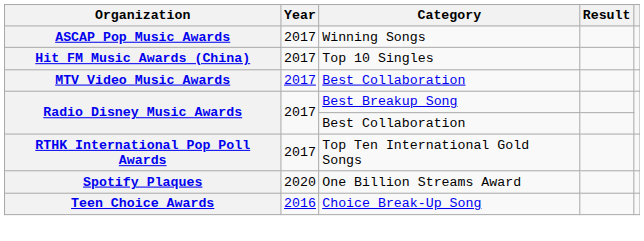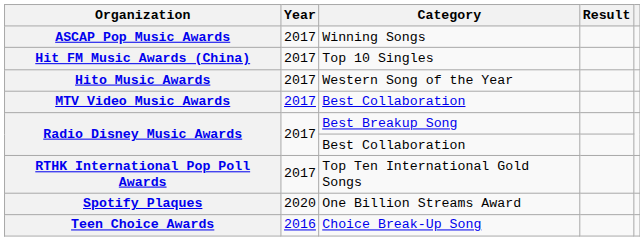+ row: (143, 80)
